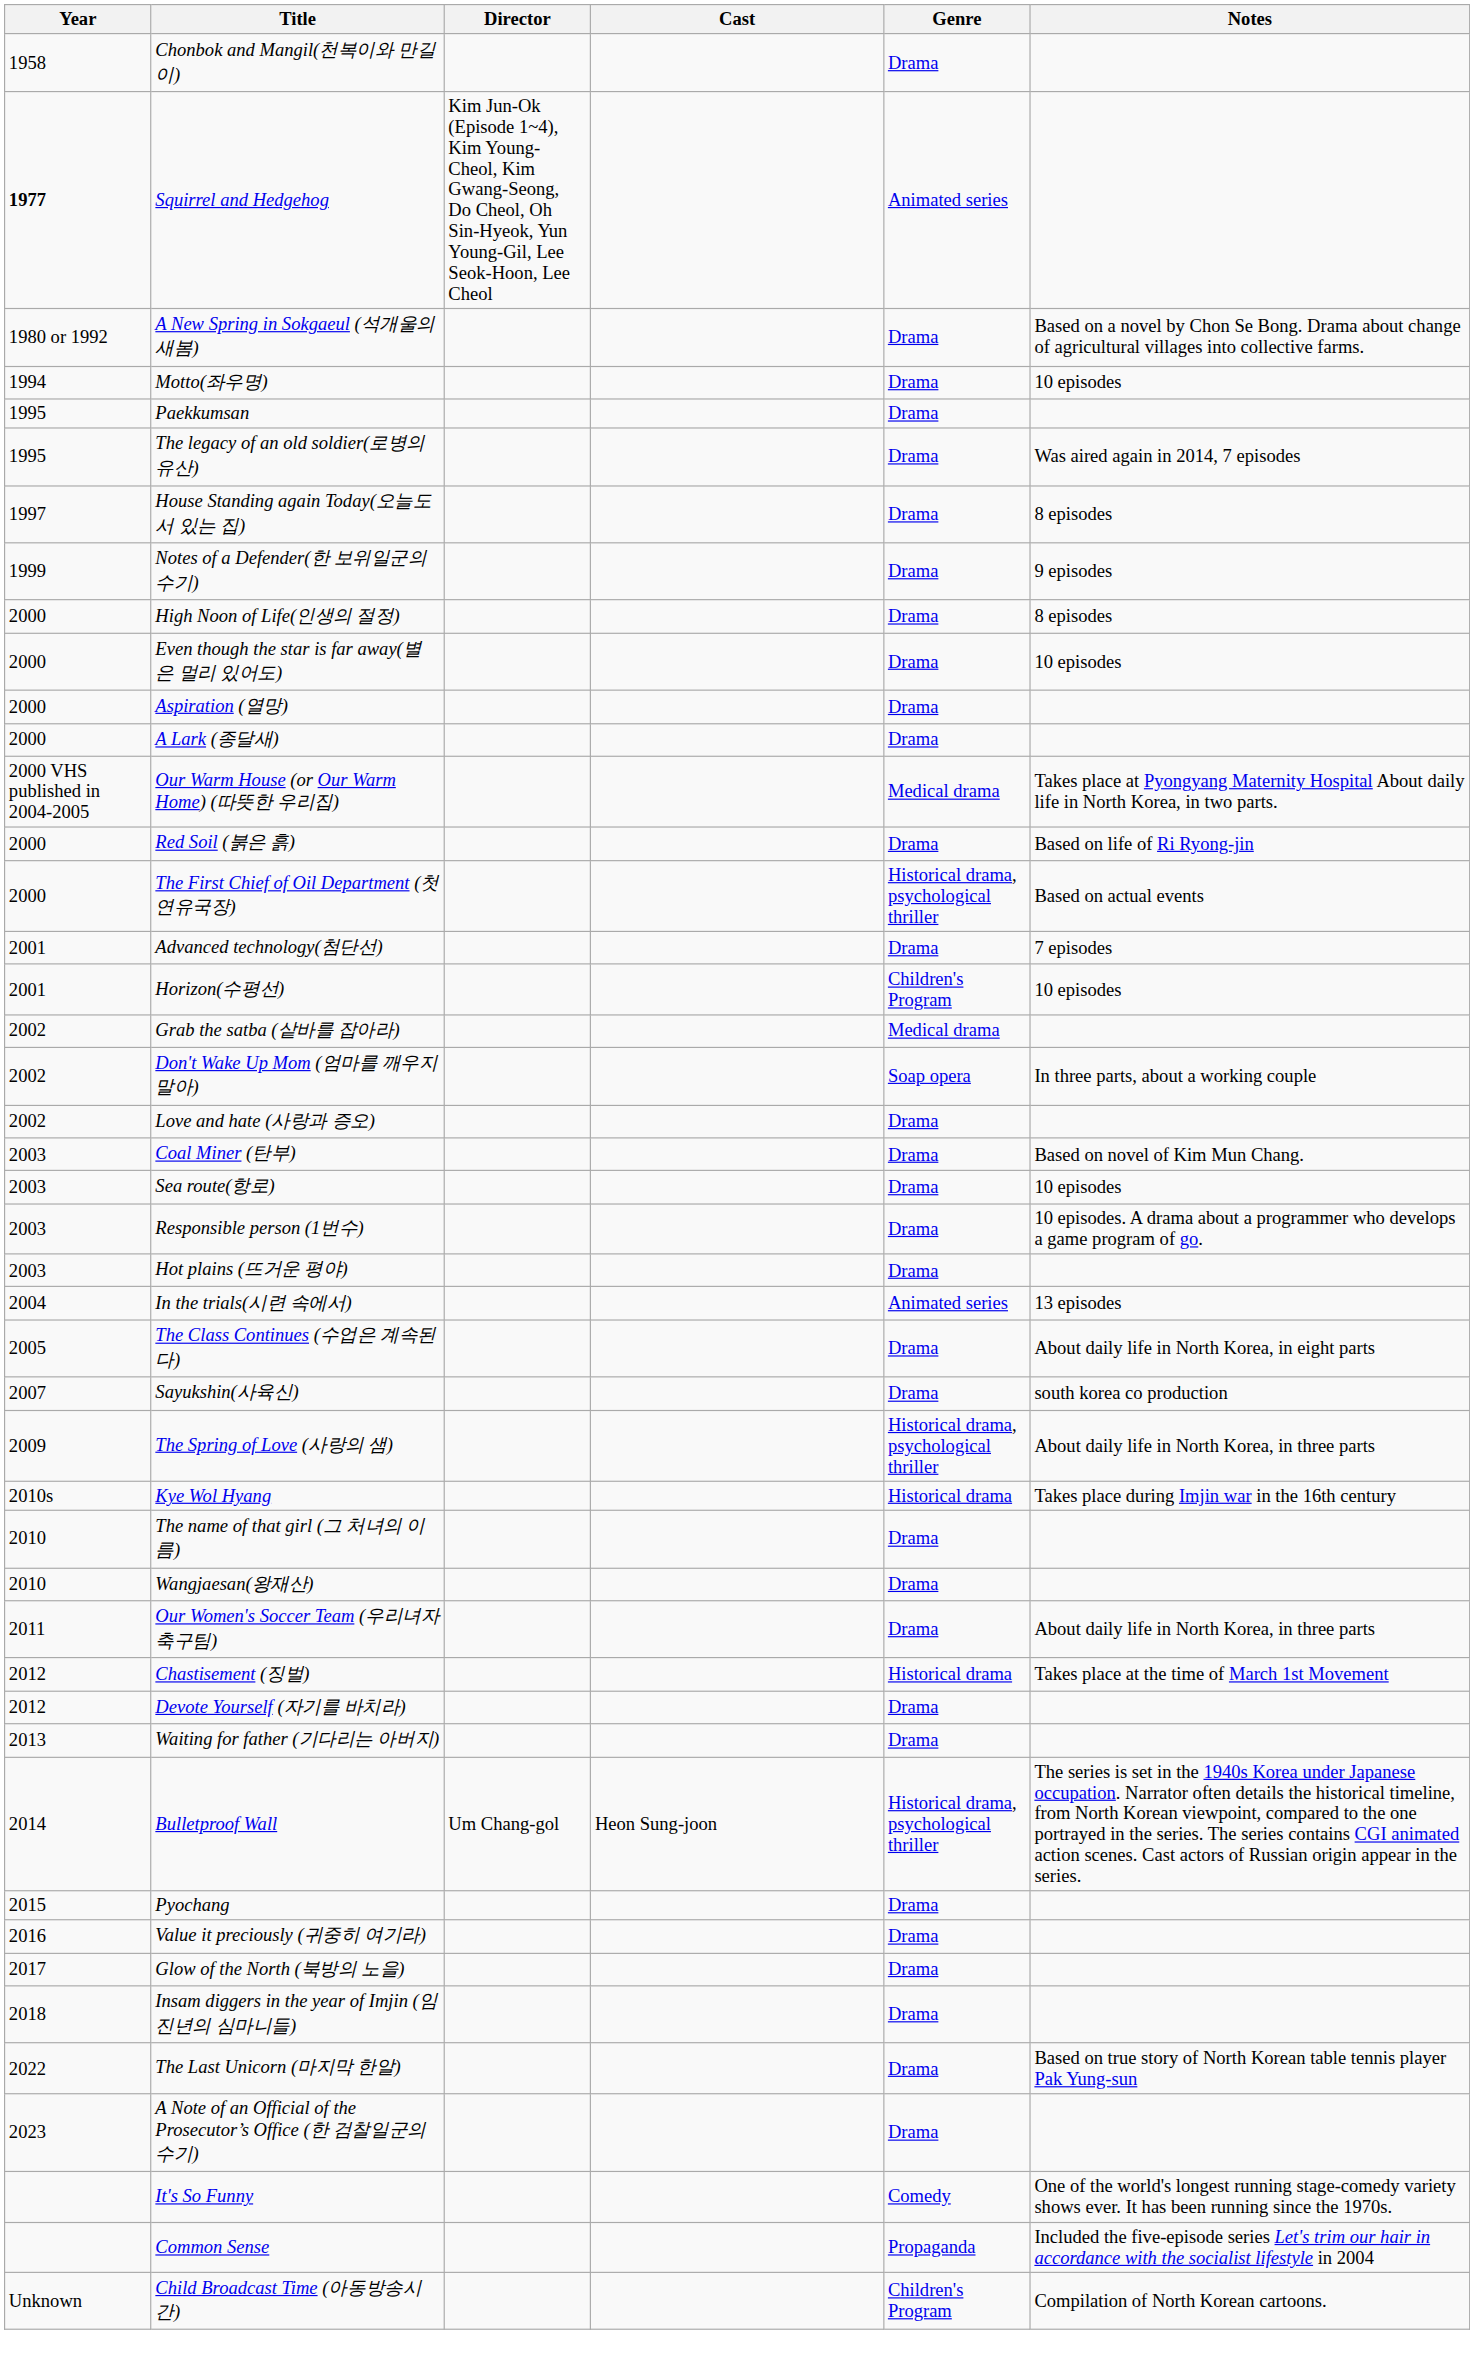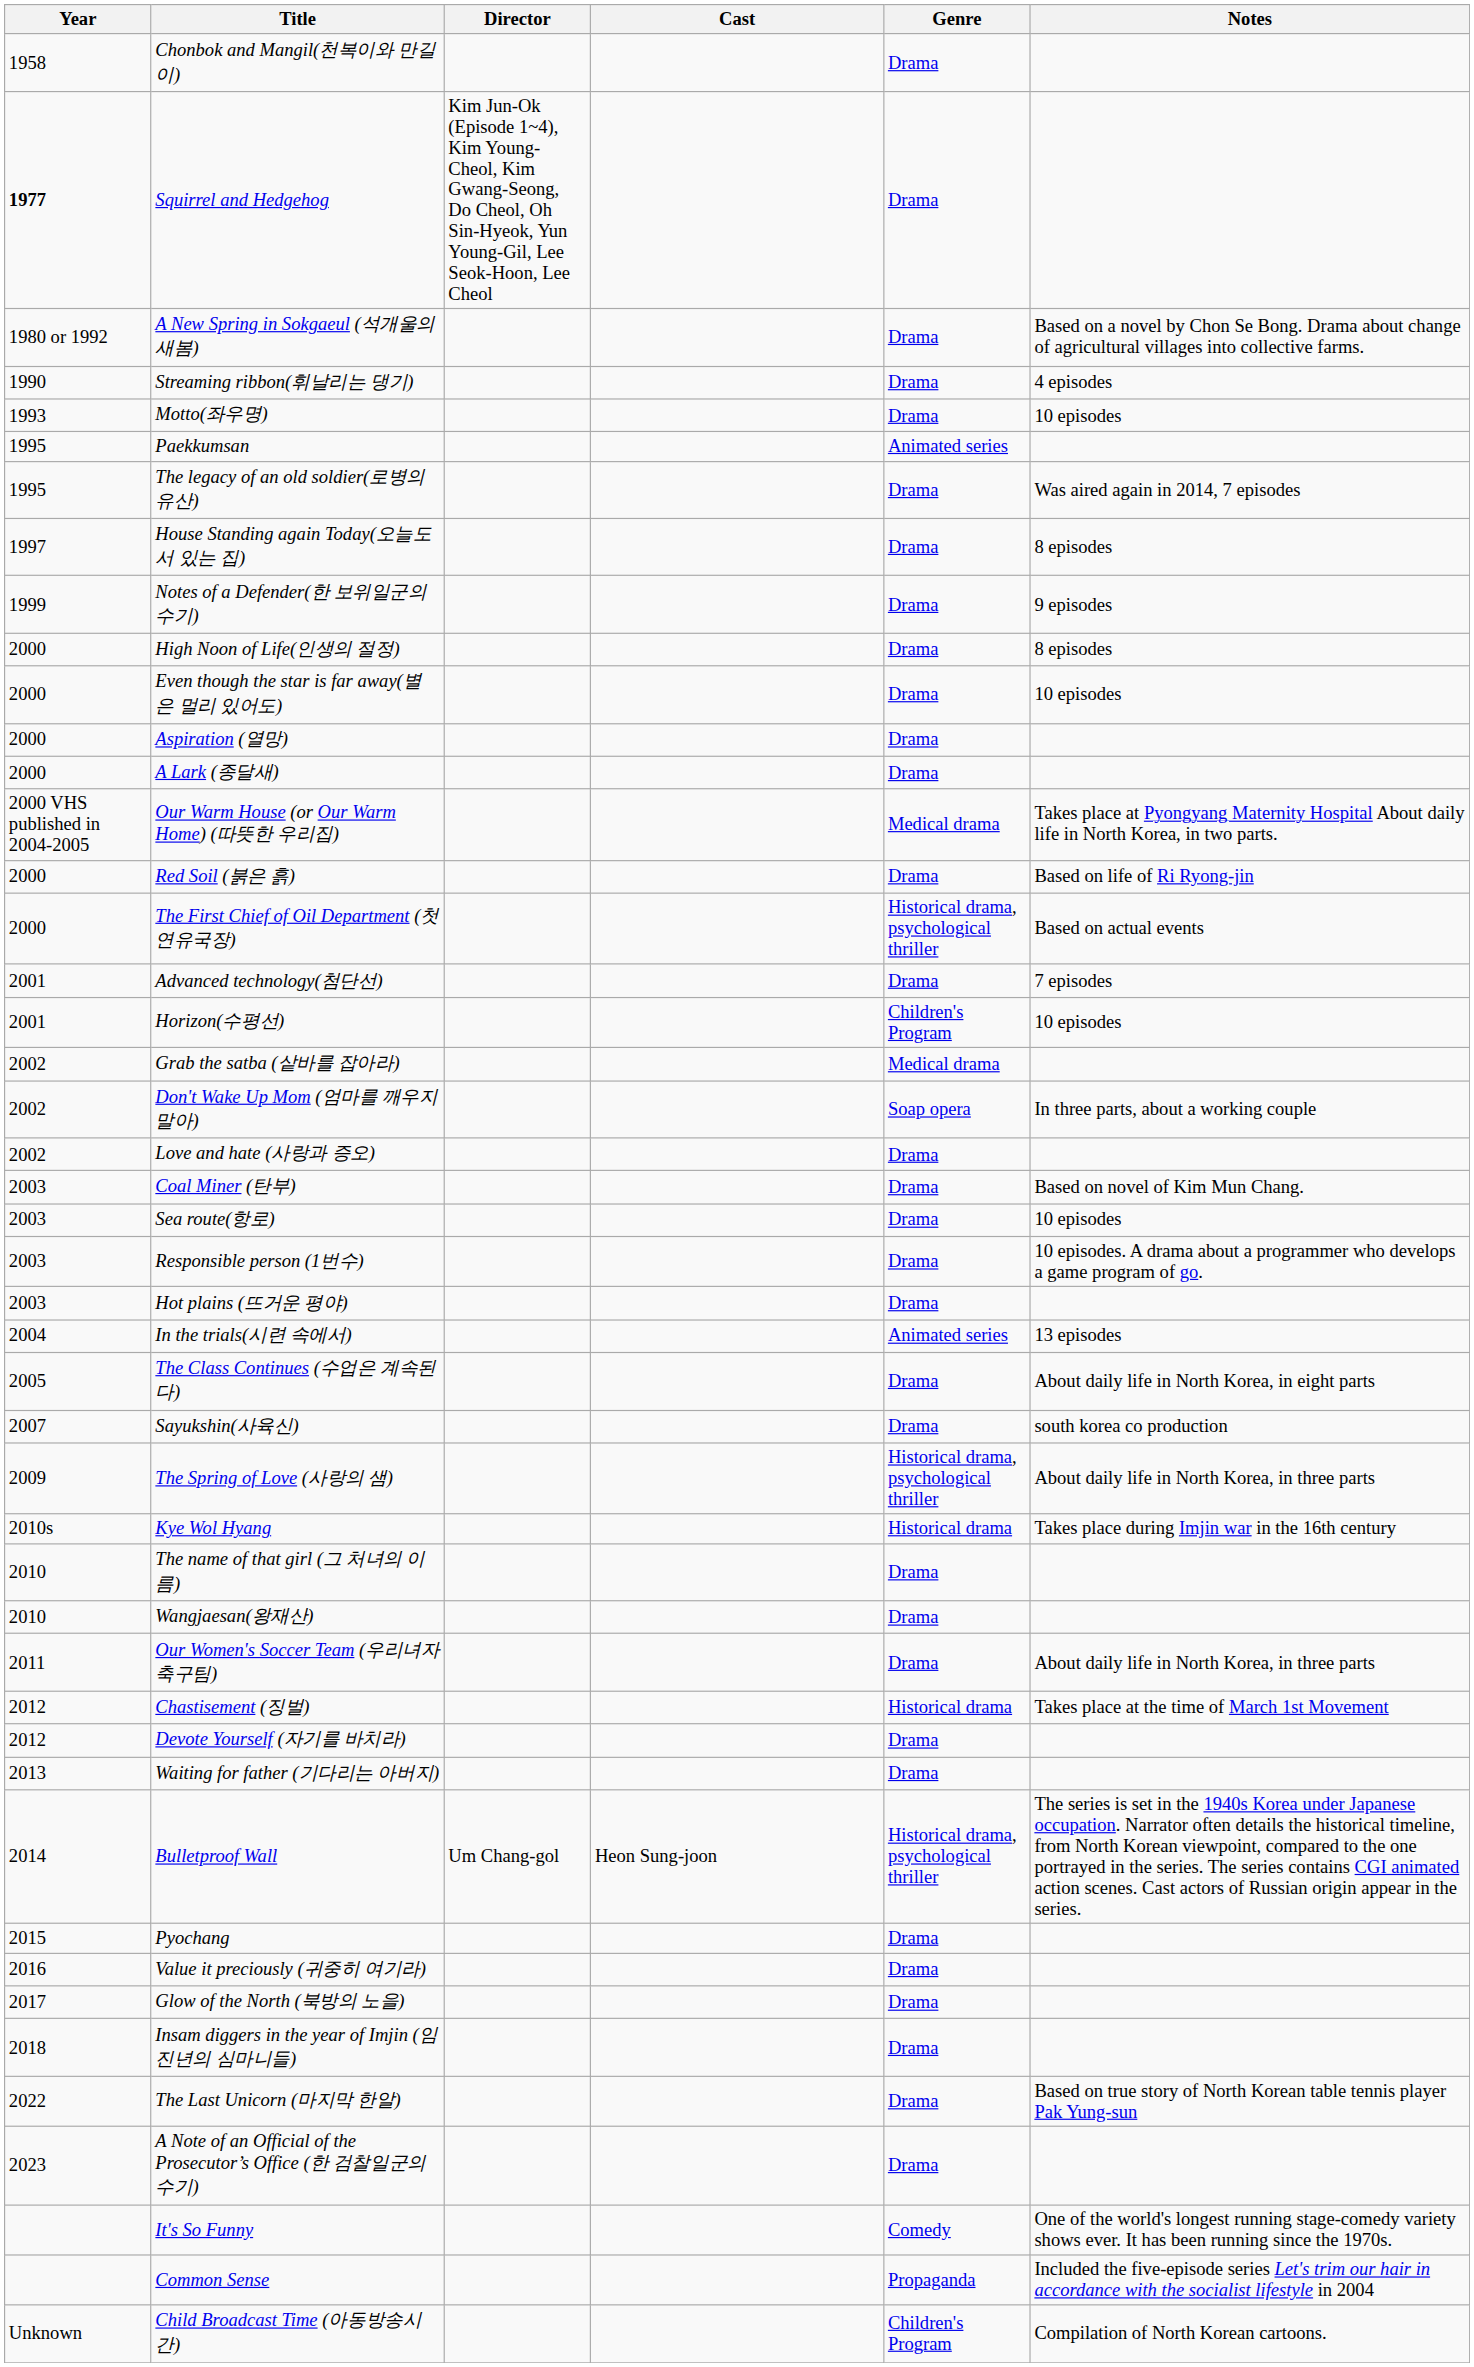(948, 199) Animated series -> (913, 199) Drama
+ row: (284, 381)
(27, 382) 1994 -> (27, 415) 1993
(913, 413) Drama -> (948, 446) Animated series
